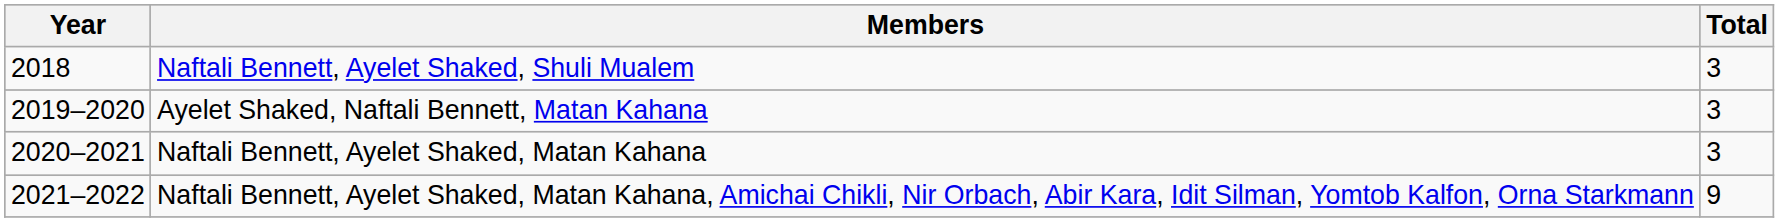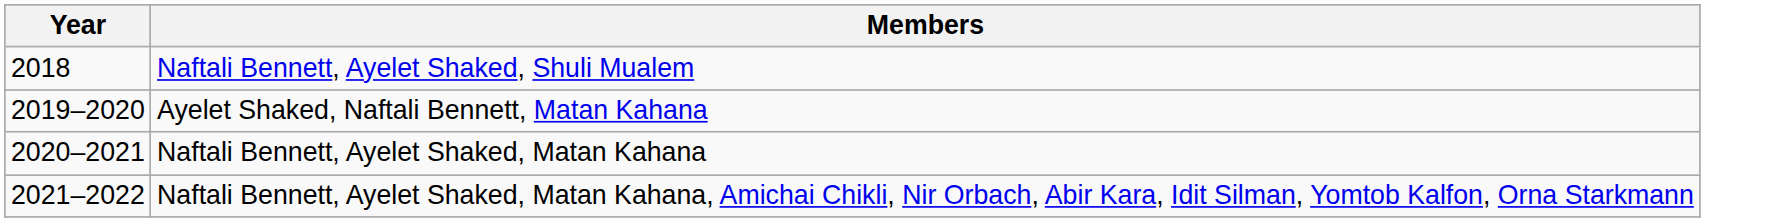- column: (1737, 25)
